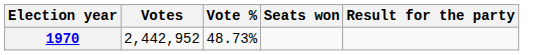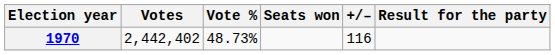+ column: (359, 16)
(162, 39) 2,442,952 -> (162, 39) 2,442,402
